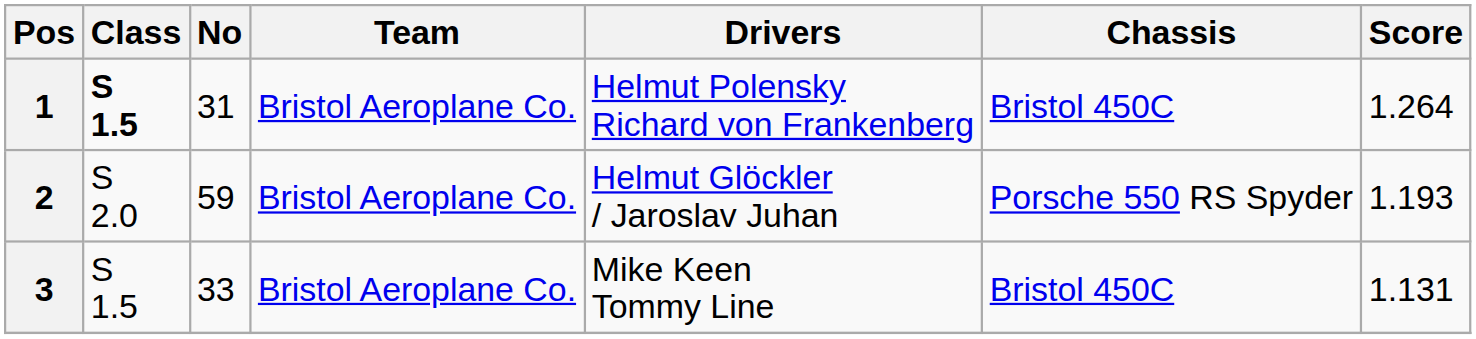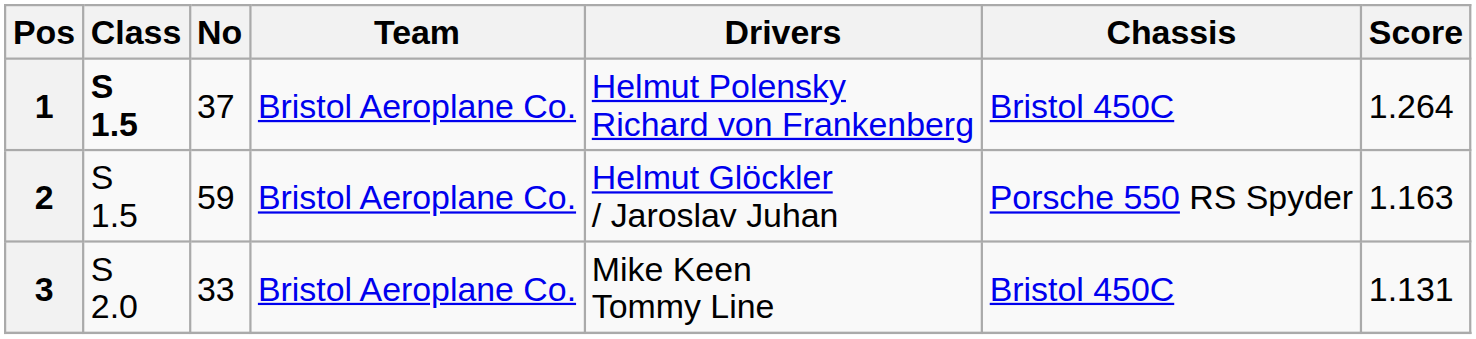(216, 105) 31 -> (216, 105) 37
(114, 196) S 2.0 -> (114, 196) S 1.5
(1411, 196) 1.193 -> (1411, 196) 1.163
(114, 288) S 1.5 -> (114, 288) S 2.0
